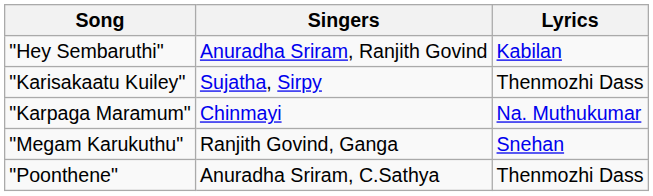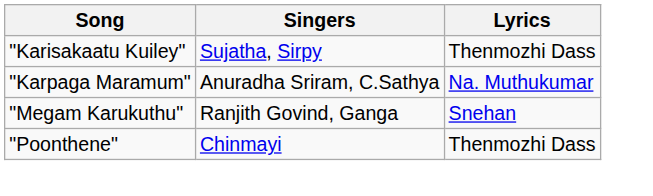- row: (86, 51)
(241, 113) Chinmayi -> (320, 82) Anuradha Sriram, C.Sathya
(320, 176) Anuradha Sriram, C.Sathya -> (241, 145) Chinmayi
